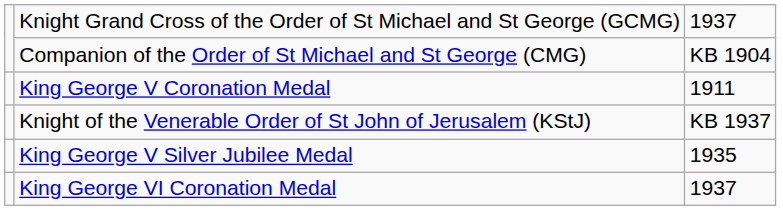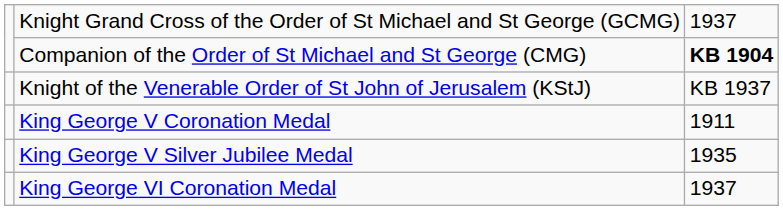(730, 54) normal -> (732, 54) bold
rows swapped: (305, 121) <-> (175, 88)
